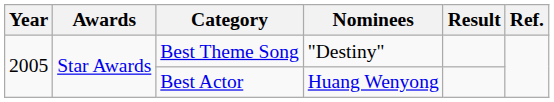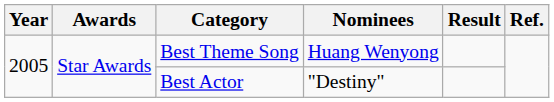(346, 50) "Destiny" -> (373, 50) Huang Wenyong
(373, 81) Huang Wenyong -> (346, 81) "Destiny"
